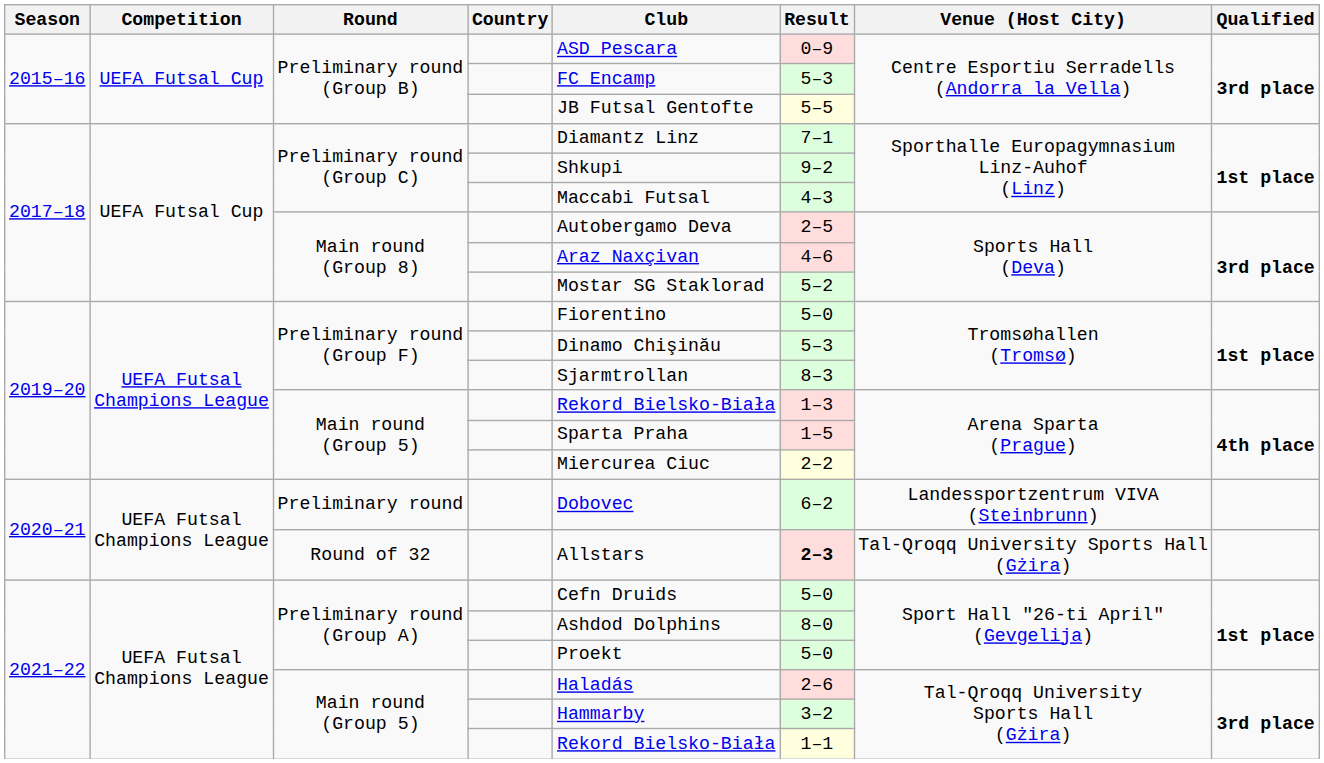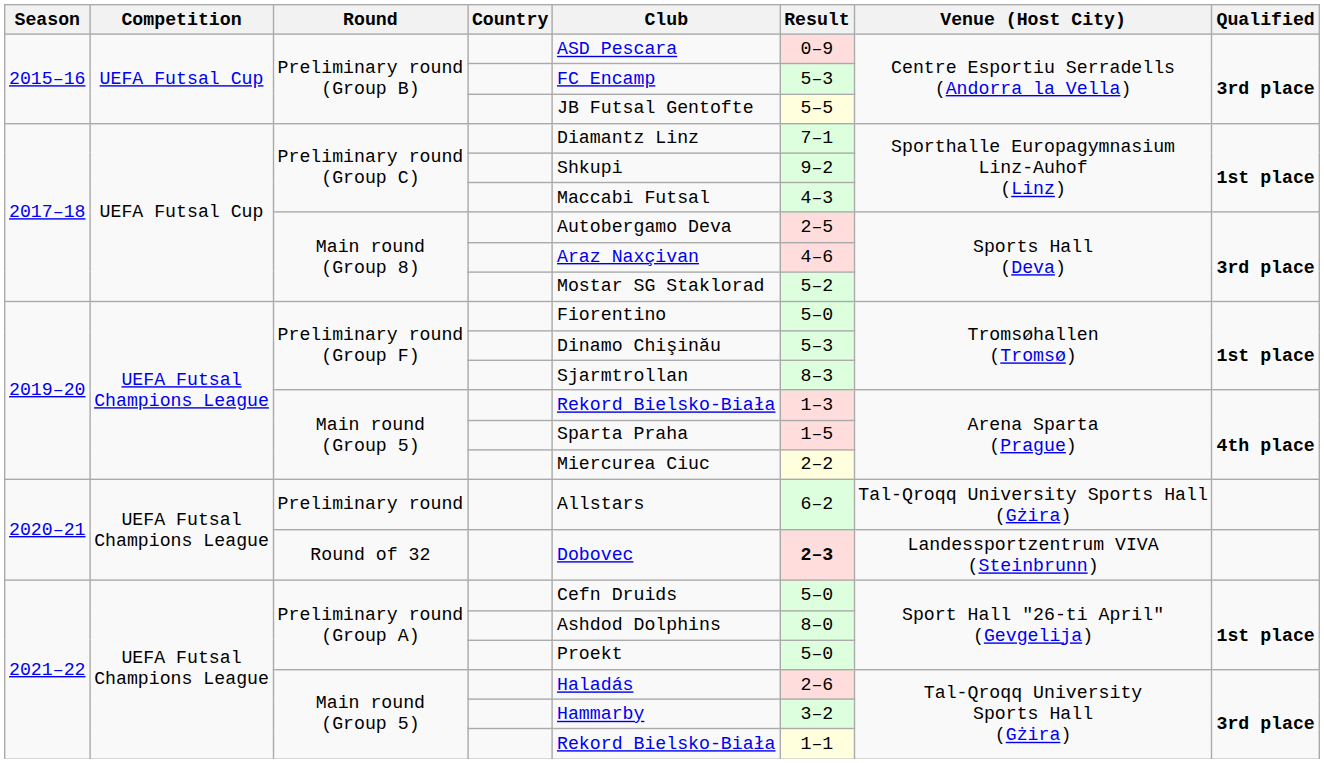(595, 505) Dobovec -> (601, 505) Allstars
(1033, 505) Landessportzentrum VIVA (Steinbrunn) -> (1033, 505) Tal-Qroqq University Sports Hall (Gżira)
(601, 555) Allstars -> (595, 555) Dobovec
(1033, 555) Tal-Qroqq University Sports Hall (Gżira) -> (1033, 555) Landessportzentrum VIVA (Steinbrunn)
